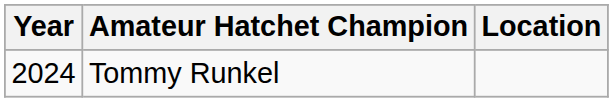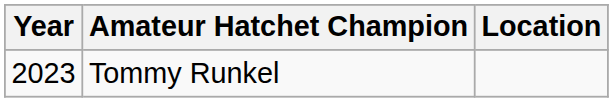(44, 73) 2024 -> (44, 73) 2023
